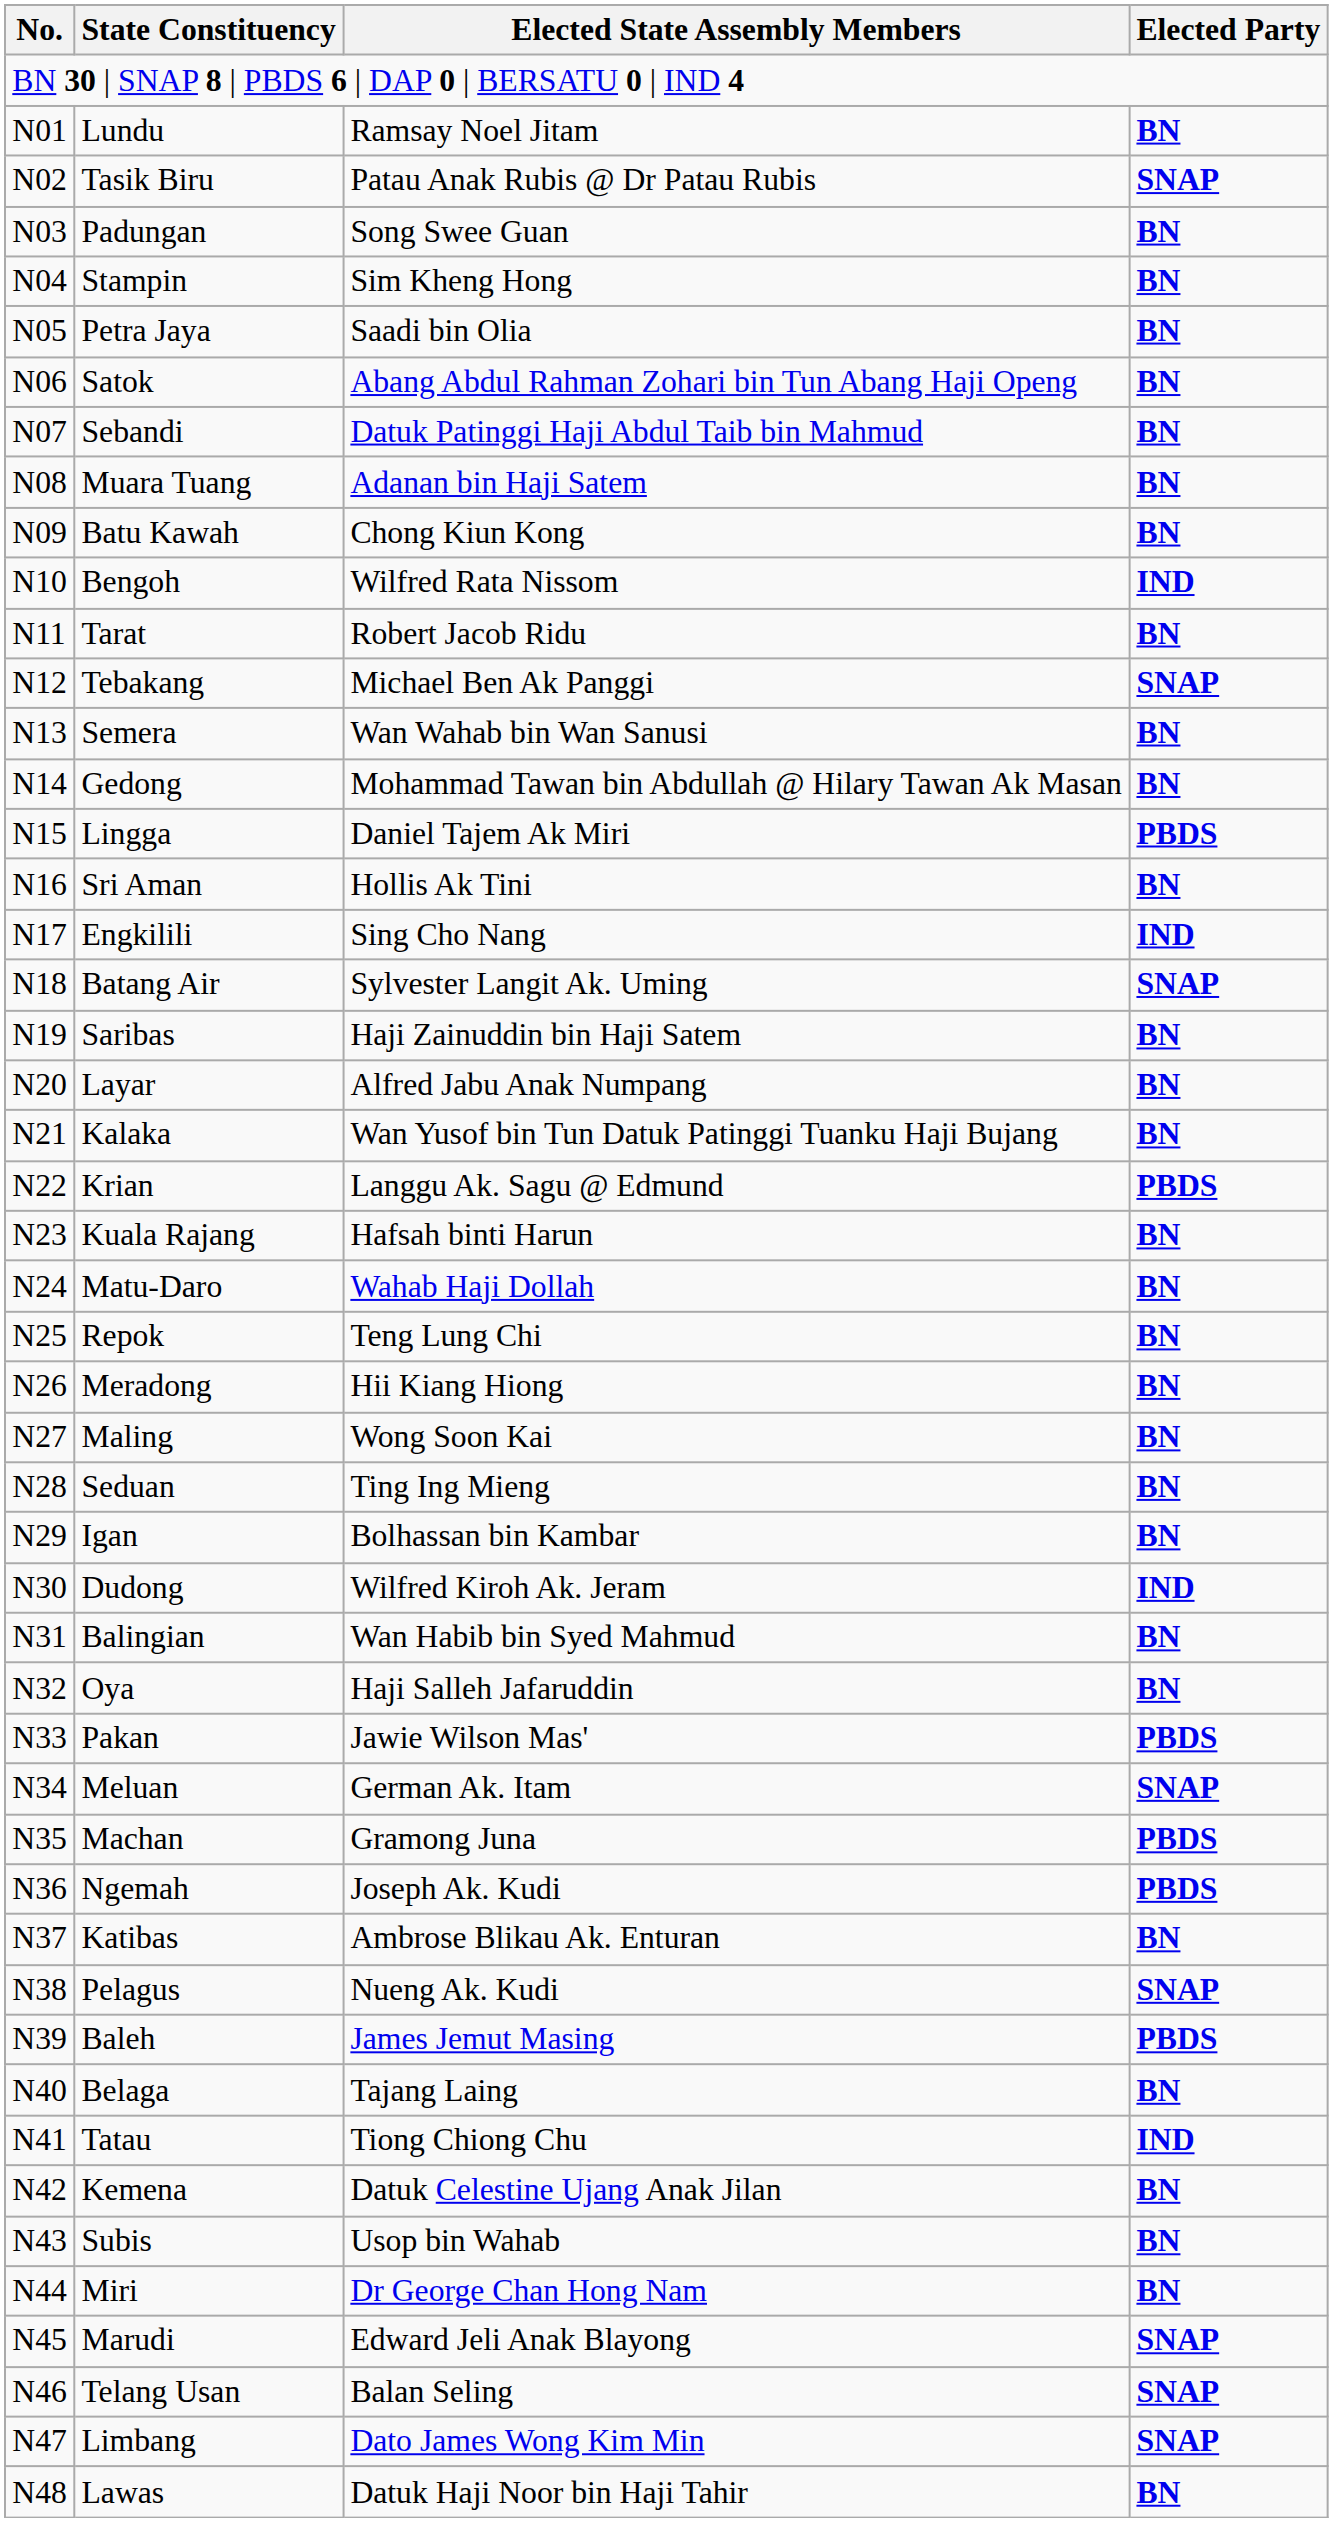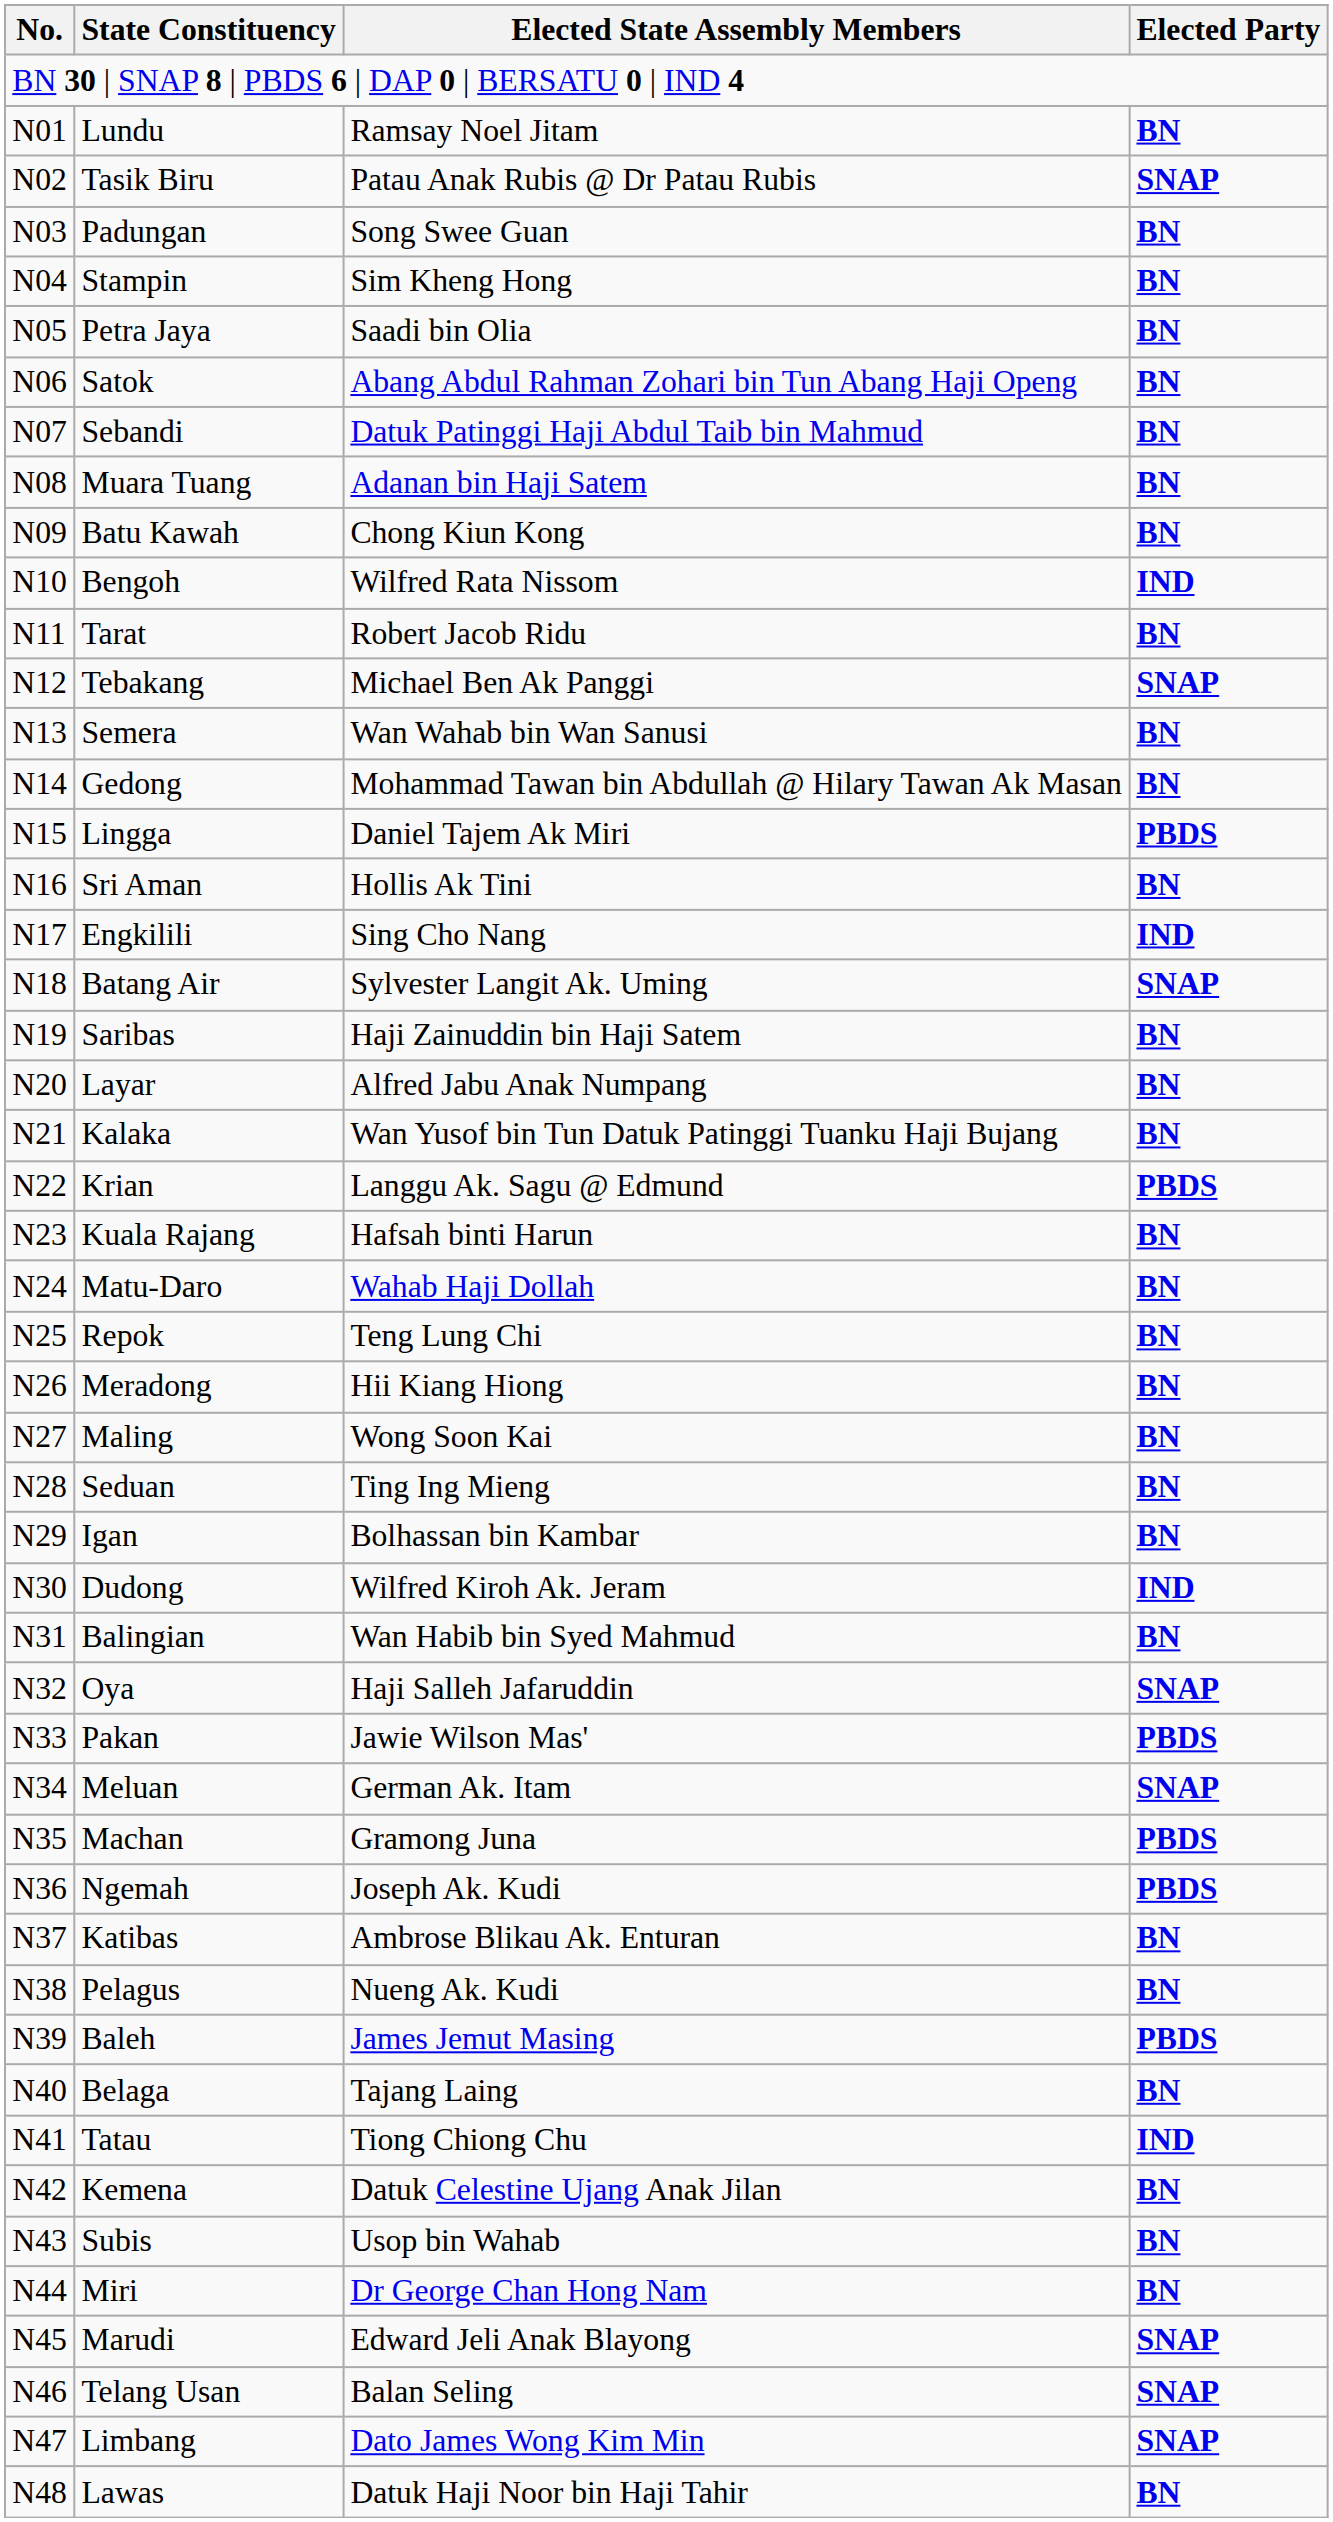(1158, 1687) BN -> (1178, 1687) SNAP
(1178, 1989) SNAP -> (1158, 1989) BN
